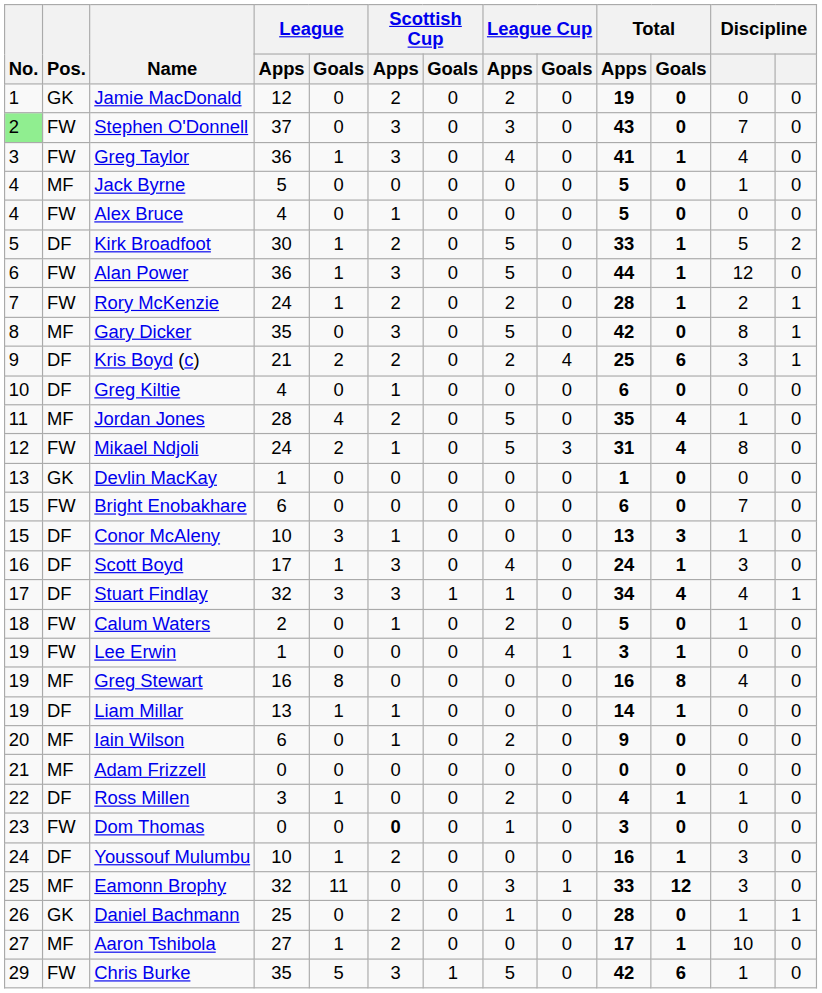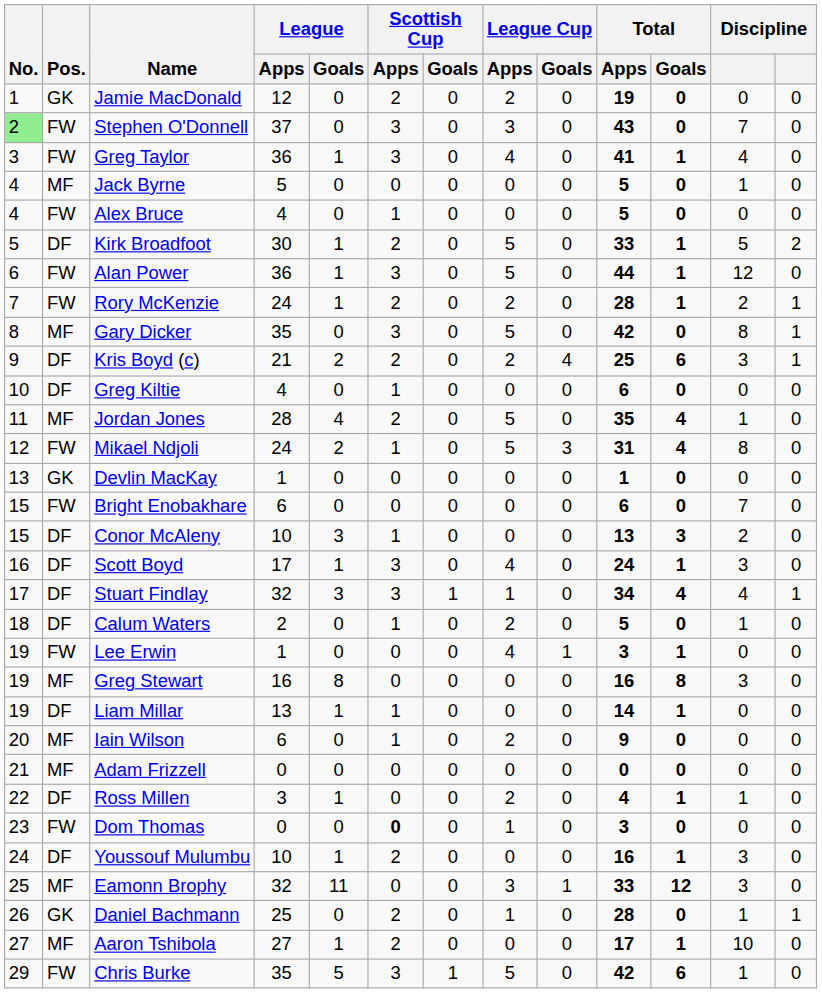(743, 535) 1 -> (743, 535) 2
(61, 623) FW -> (59, 623) DF
(743, 681) 4 -> (743, 681) 3
